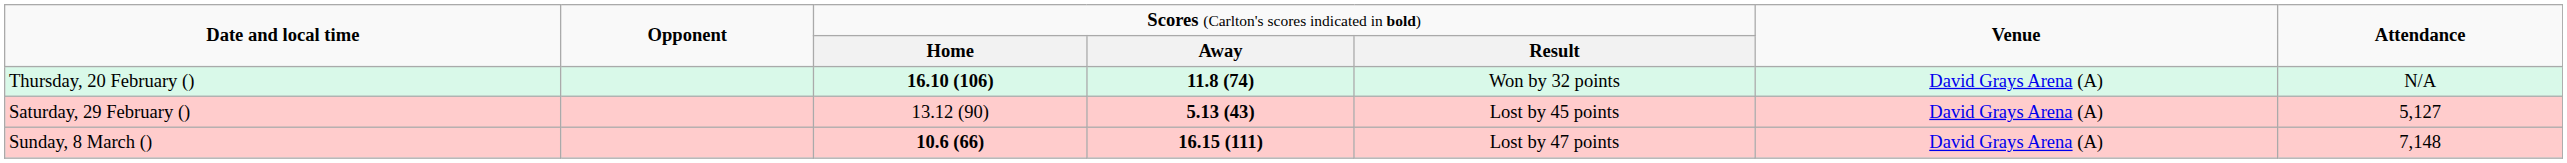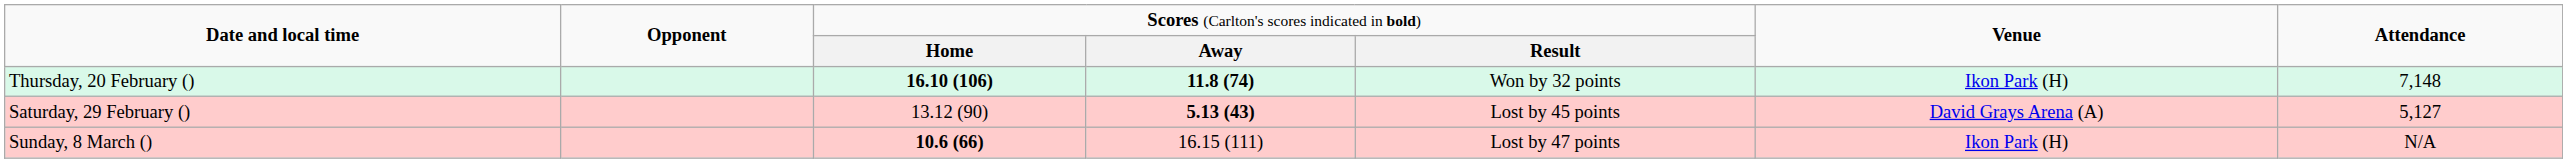(2016, 81) David Grays Arena (A) -> (2017, 81) Ikon Park (H)
(2420, 81) N/A -> (2420, 81) 7,148
(1221, 142) bold -> (1221, 142) normal
(2016, 142) David Grays Arena (A) -> (2017, 142) Ikon Park (H)
(2420, 142) 7,148 -> (2420, 142) N/A
